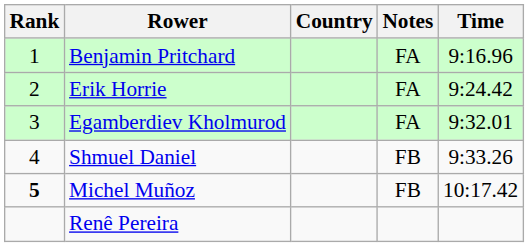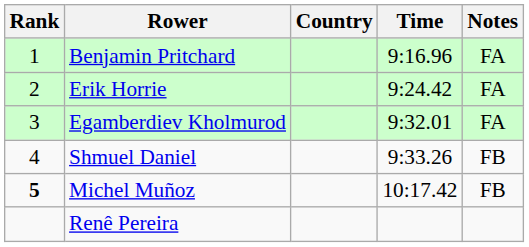columns swapped: (481, 21) <-> (408, 21)
